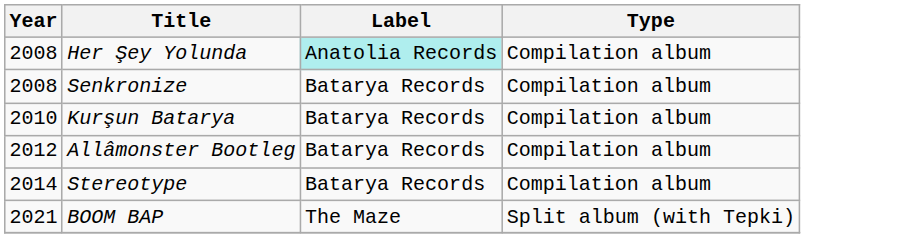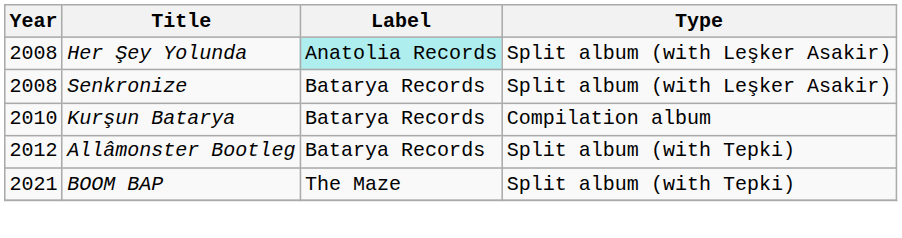(609, 54) Compilation album -> (699, 54) Split album (with Leşker Asakir)
(609, 86) Compilation album -> (699, 86) Split album (with Leşker Asakir)
(609, 152) Compilation album -> (651, 152) Split album (with Tepki)
- row: (127, 184)
